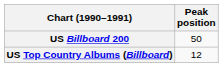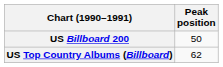(196, 54) 12 -> (196, 54) 62
